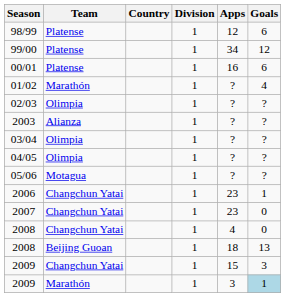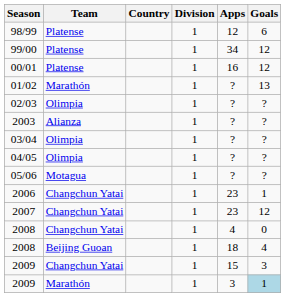(264, 67) 6 -> (264, 67) 12
(264, 85) 4 -> (264, 85) 13
(264, 211) 0 -> (264, 211) 12
(264, 247) 13 -> (264, 247) 4
